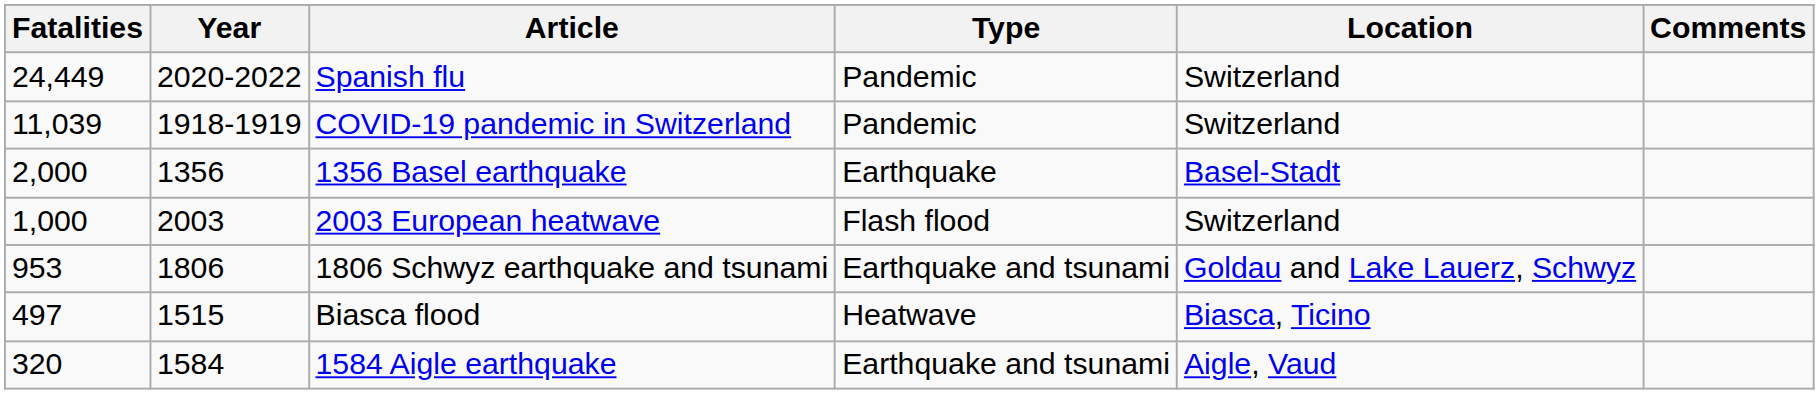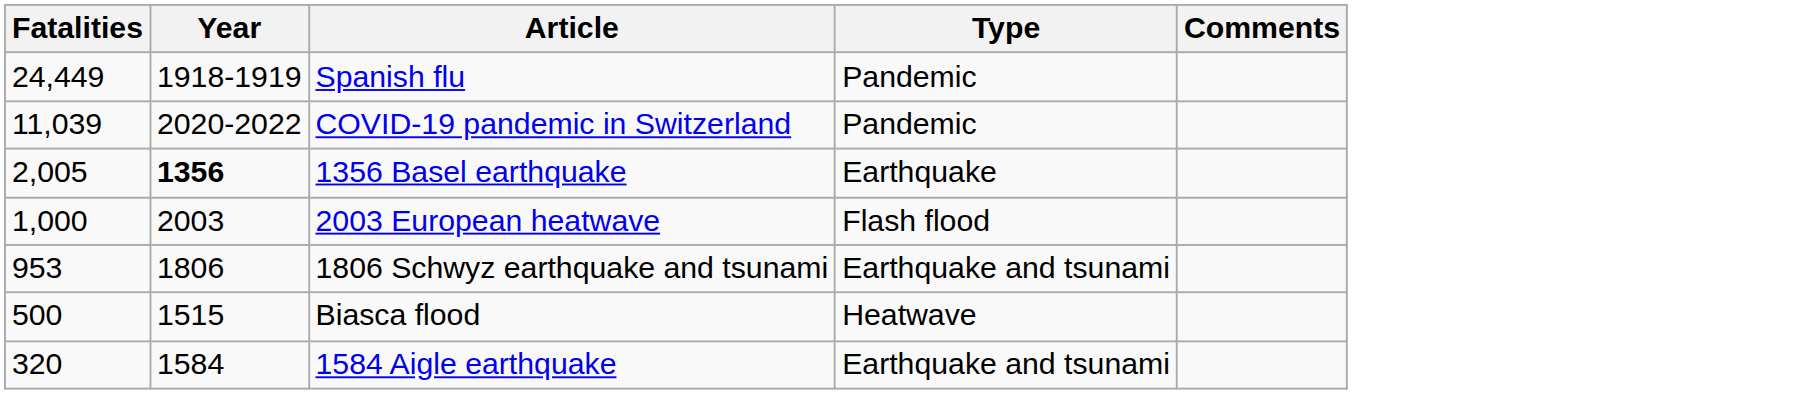- column: (1410, 28)
(229, 76) 2020-2022 -> (229, 76) 1918-1919
(229, 124) 1918-1919 -> (229, 124) 2020-2022
(50, 172) 2,000 -> (50, 172) 2,005
(191, 172) normal -> (191, 172) bold
(37, 316) 497 -> (37, 316) 500
